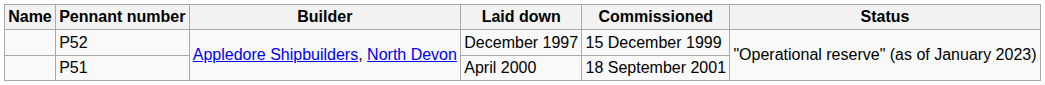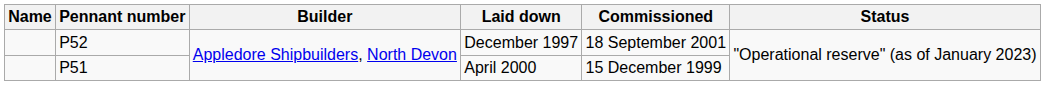(654, 42) 15 December 1999 -> (656, 42) 18 September 2001
(656, 67) 18 September 2001 -> (654, 67) 15 December 1999
